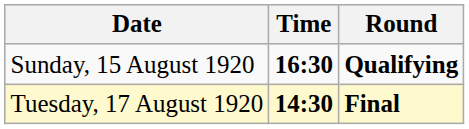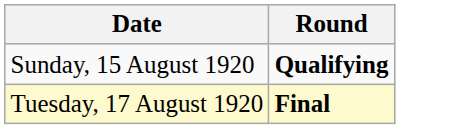- column: (304, 24)
